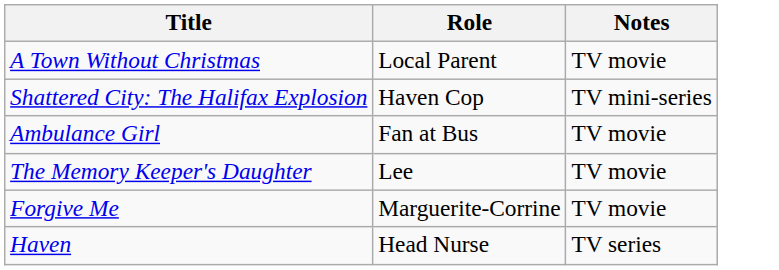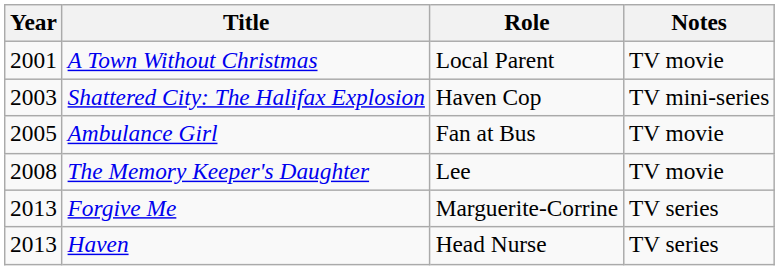+ column: (33, 23)
(619, 208) TV movie -> (674, 208) TV series
